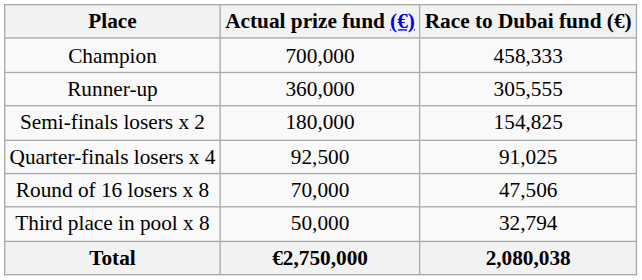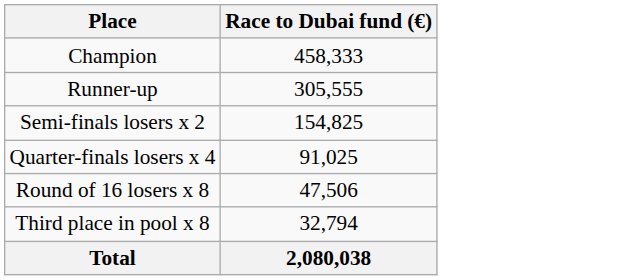- column: (320, 21)
